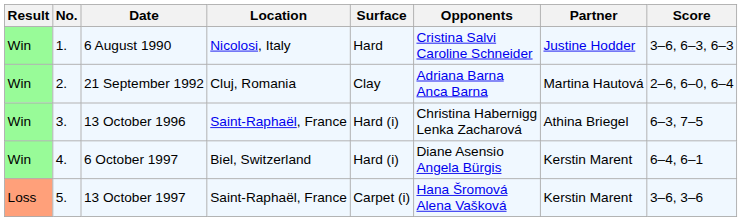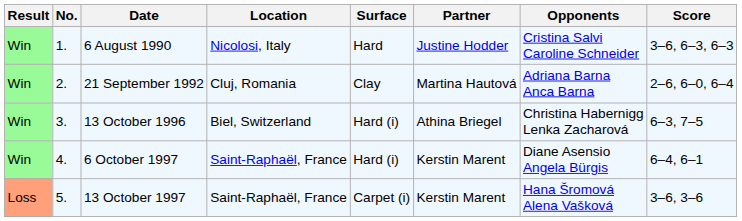columns swapped: (594, 15) <-> (477, 15)
(279, 121) Saint-Raphaël, France -> (261, 121) Biel, Switzerland
(261, 159) Biel, Switzerland -> (279, 159) Saint-Raphaël, France
